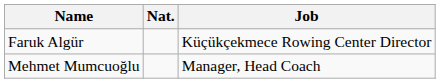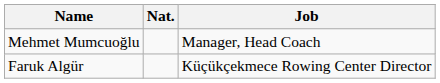rows swapped: (74, 66) <-> (46, 41)
